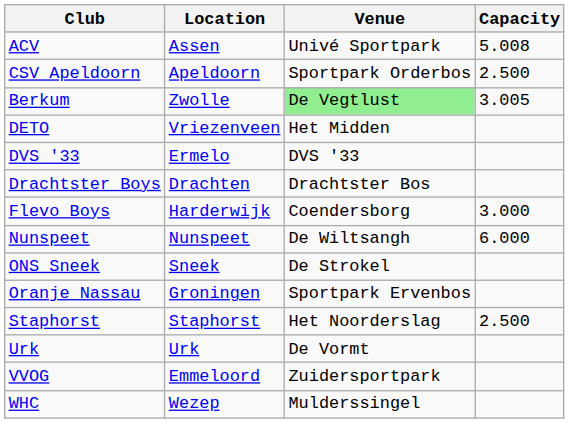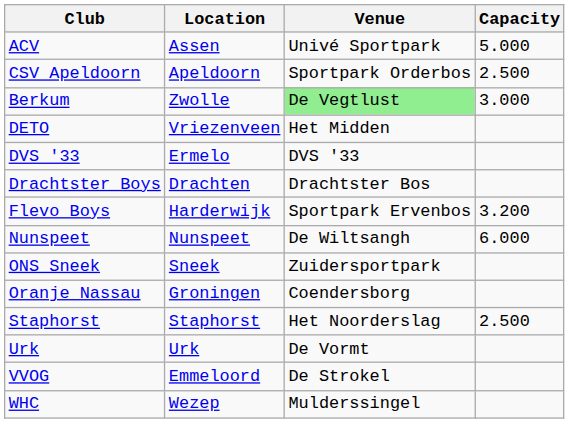(504, 46) 5.008 -> (504, 46) 5.000
(504, 101) 3.005 -> (504, 101) 3.000
(349, 211) Coendersborg -> (380, 211) Sportpark Ervenbos
(504, 211) 3.000 -> (504, 211) 3.200
(339, 266) De Strokel -> (365, 266) Zuidersportpark
(380, 294) Sportpark Ervenbos -> (349, 294) Coendersborg
(365, 376) Zuidersportpark -> (339, 376) De Strokel
